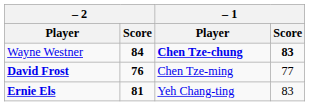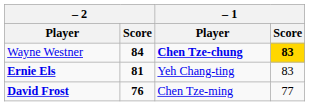(288, 52) no background -> (288, 52) gold background
rows swapped: (31, 91) <-> (38, 71)
